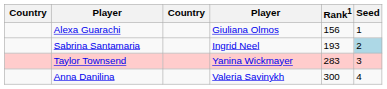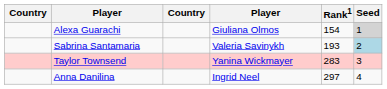(332, 30) 156 -> (332, 30) 154
(359, 30) no background -> (359, 30) lightgrey background
(236, 45) Ingrid Neel -> (248, 45) Valeria Savinykh
(248, 76) Valeria Savinykh -> (236, 76) Ingrid Neel
(332, 76) 300 -> (332, 76) 297
